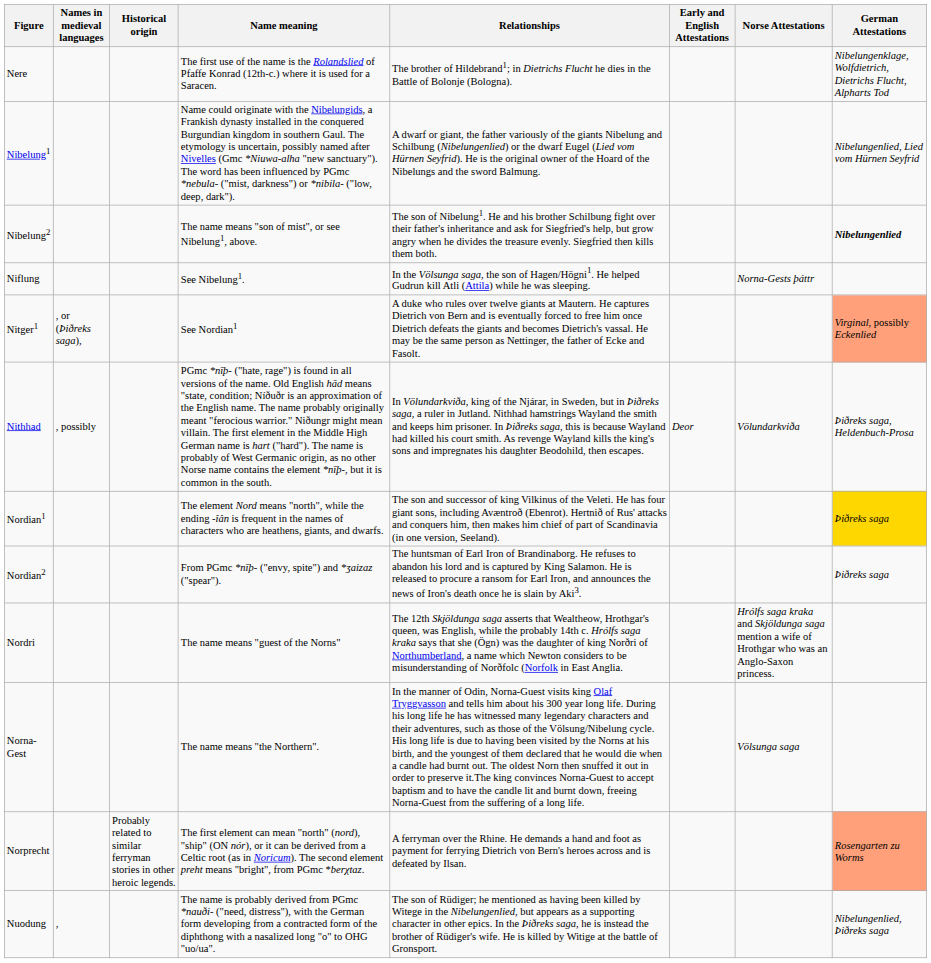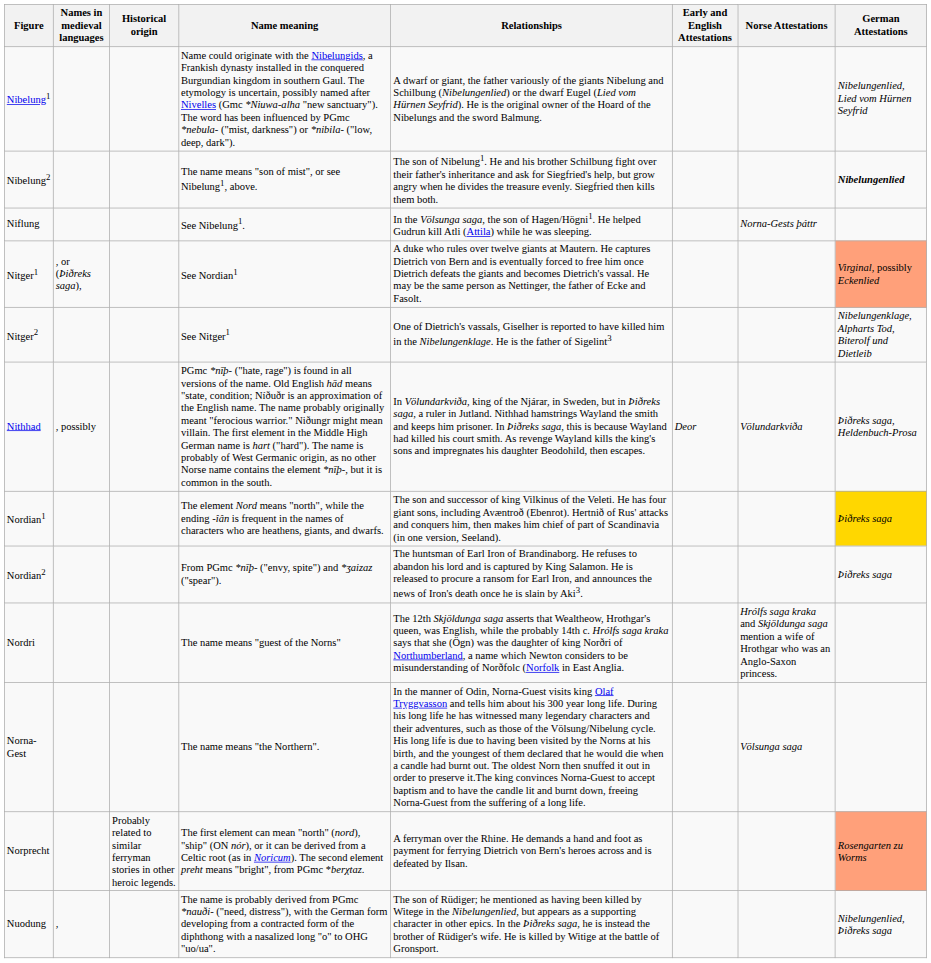- row: (17, 74)
+ row: (22, 335)
